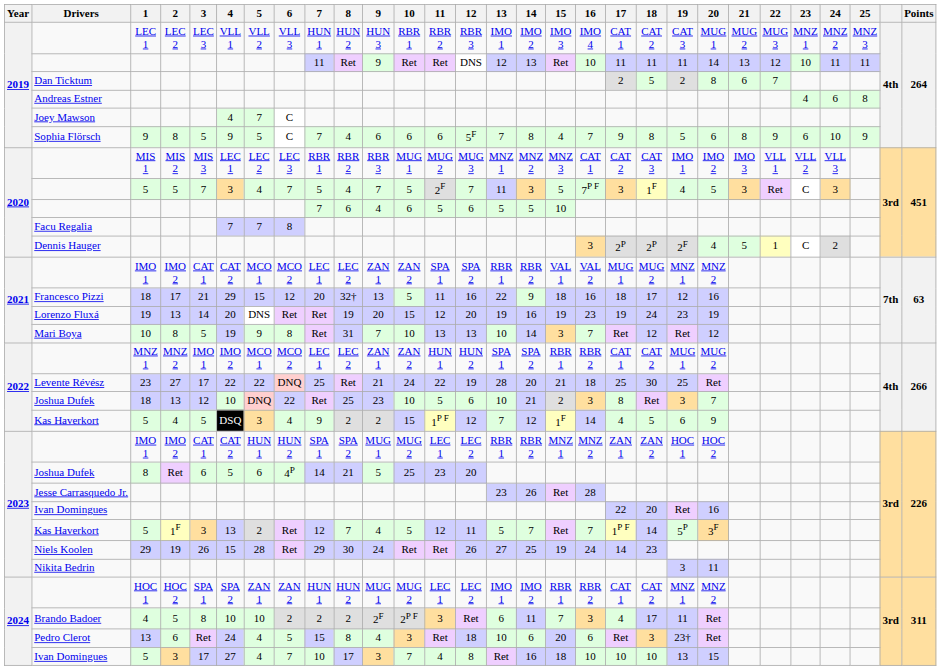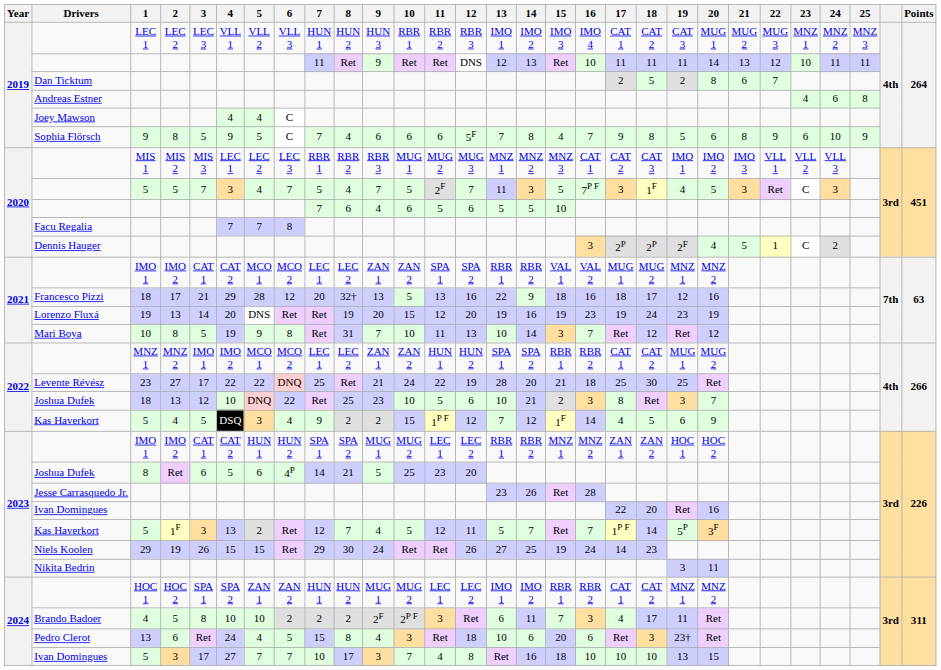(259, 117) 7 -> (259, 117) 4
(259, 296) 15 -> (259, 296) 28
(440, 296) 11 -> (440, 296) 13
(440, 333) 13 -> (440, 333) 11
(259, 549) 28 -> (259, 549) 15
(259, 656) 4 -> (259, 656) 7
